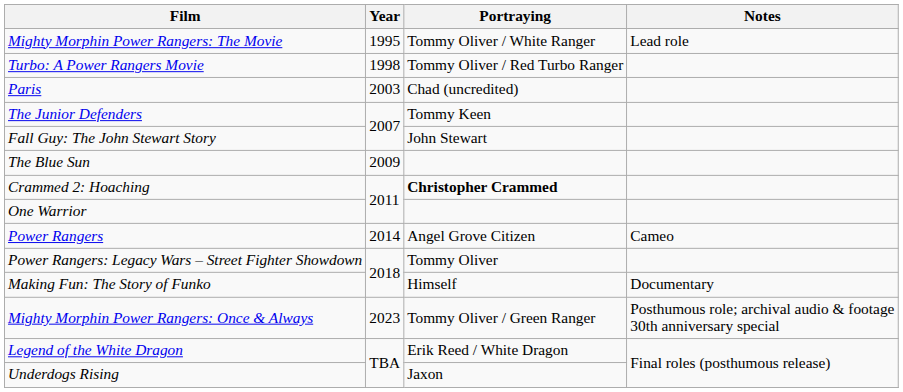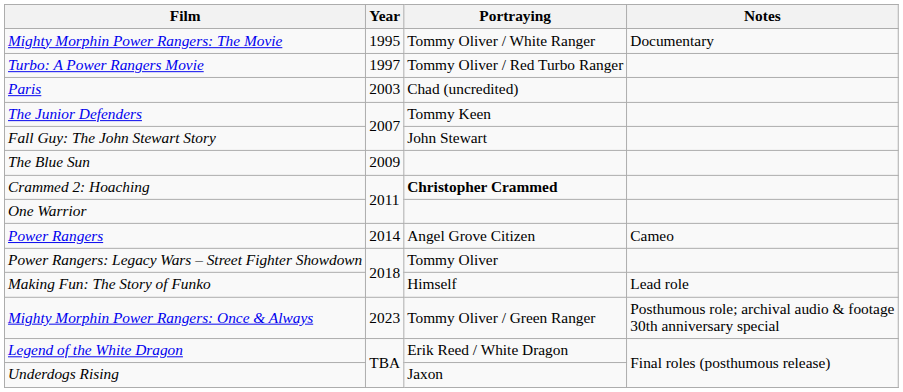(660, 41) Lead role -> (672, 41) Documentary
(385, 65) 1998 -> (385, 65) 1997
(672, 284) Documentary -> (660, 284) Lead role
